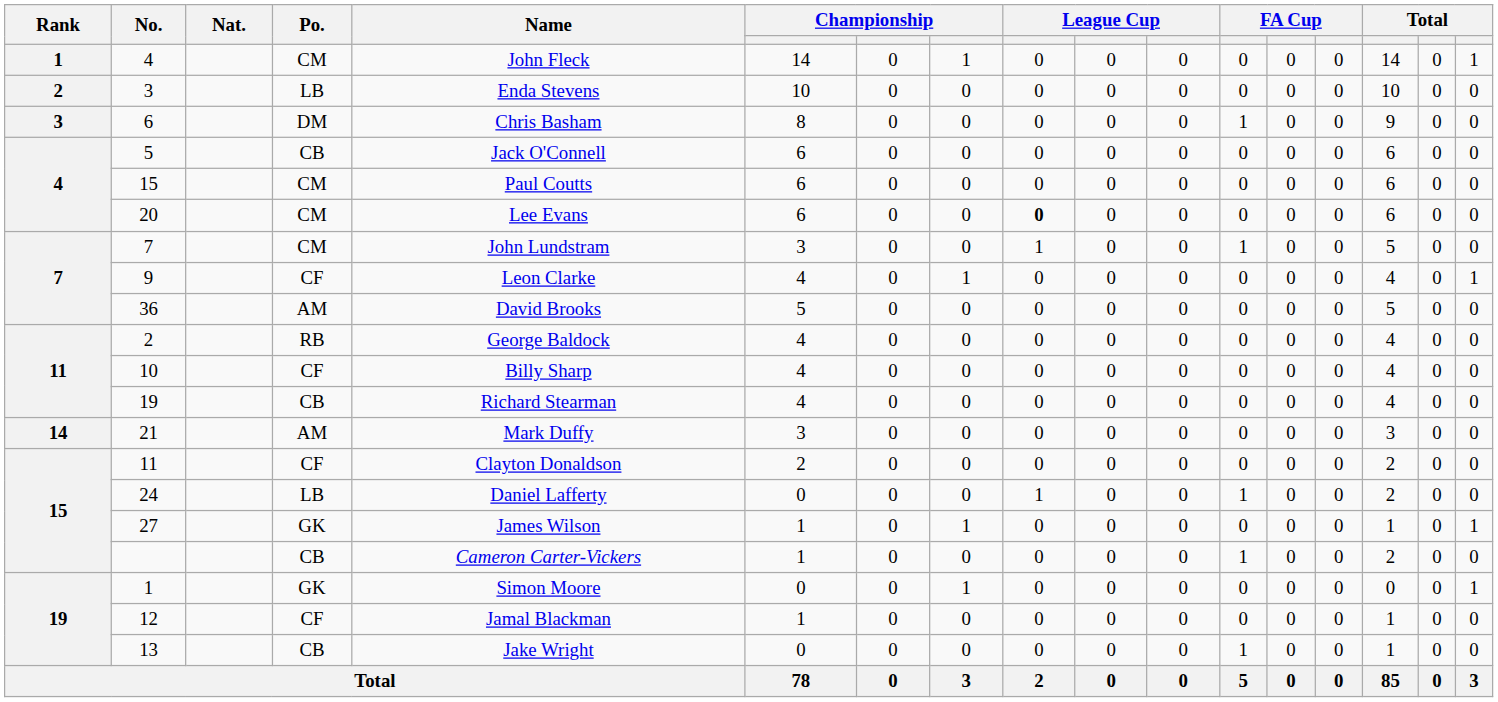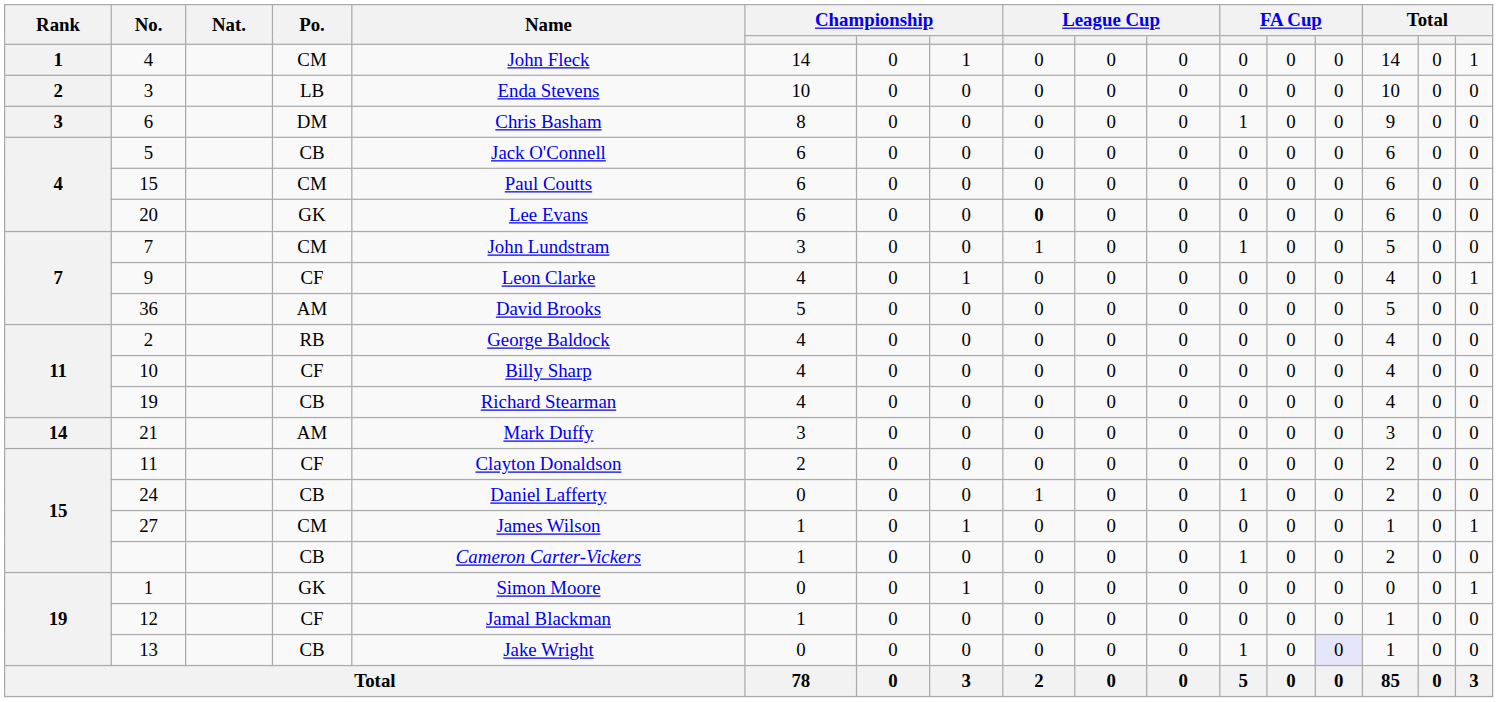(312, 215) CM -> (312, 215) GK
(312, 495) LB -> (312, 495) CB
(312, 526) GK -> (312, 526) CM
(1339, 650) no background -> (1339, 650) lavender background
